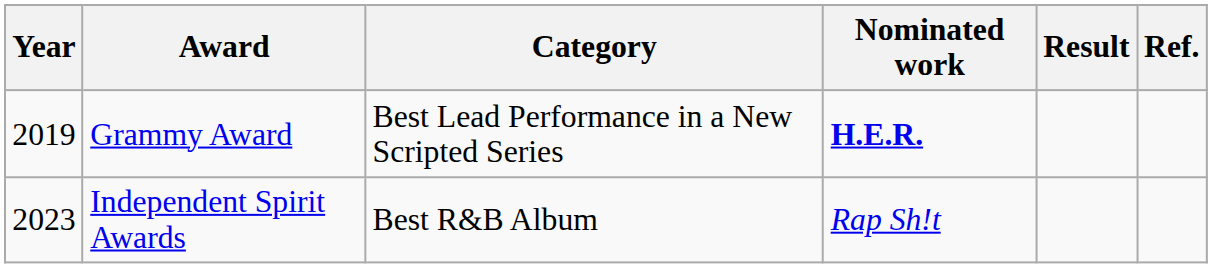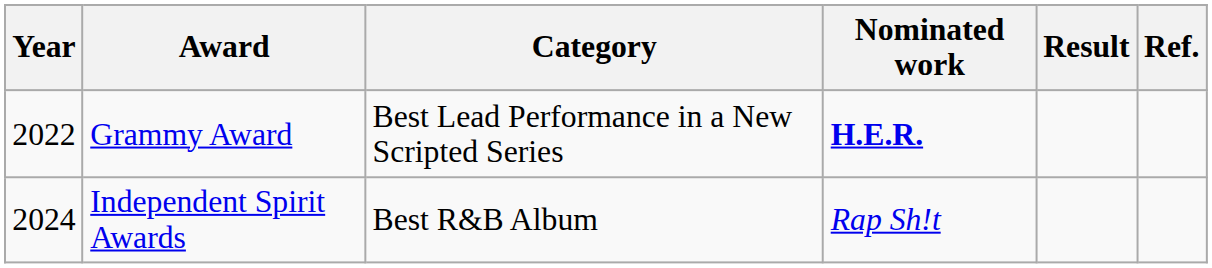(44, 133) 2019 -> (44, 133) 2022
(44, 219) 2023 -> (44, 219) 2024
